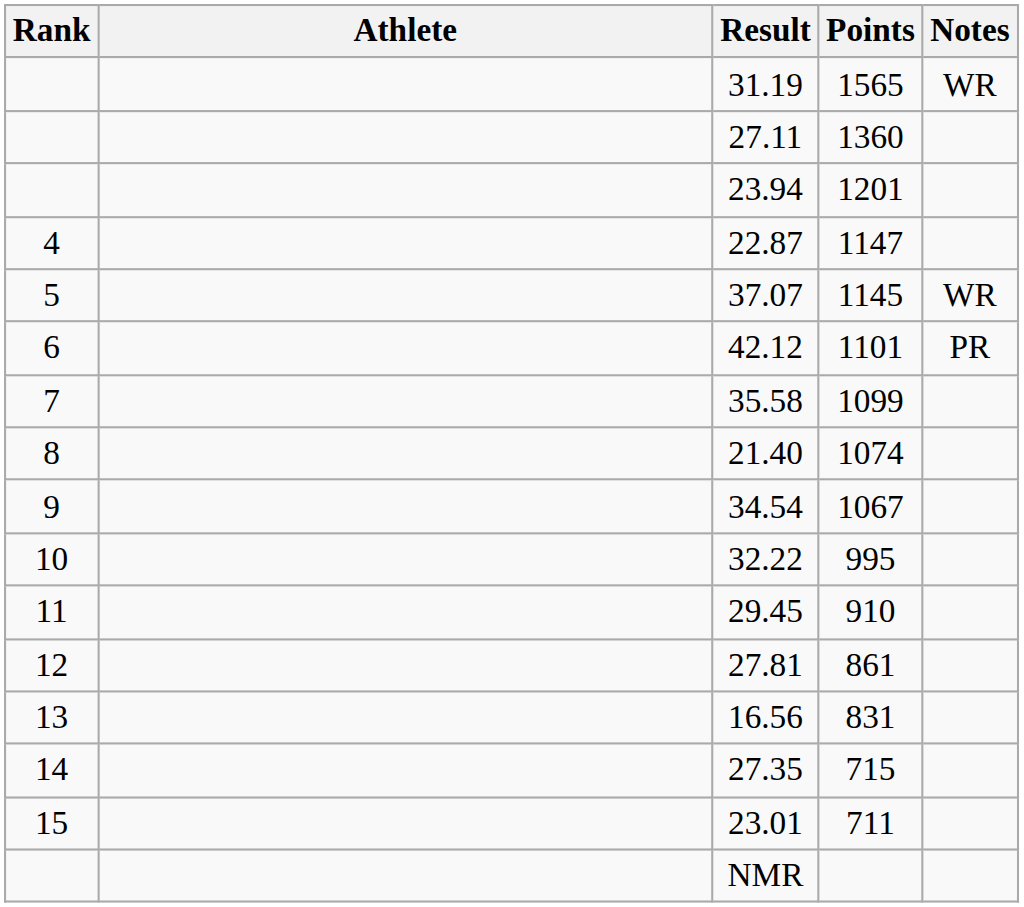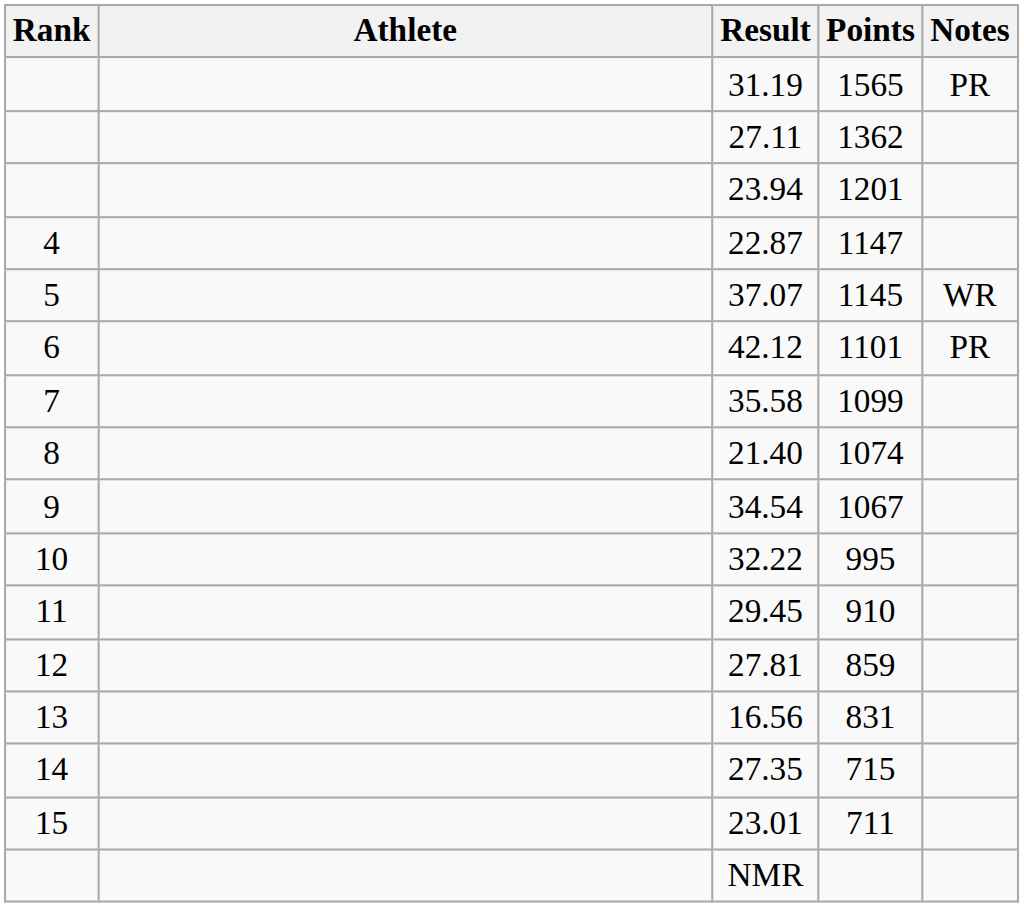(970, 83) WR -> (970, 83) PR
(870, 136) 1360 -> (870, 136) 1362
(870, 664) 861 -> (870, 664) 859
